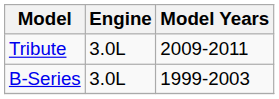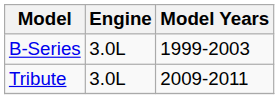rows swapped: (38, 49) <-> (45, 78)
